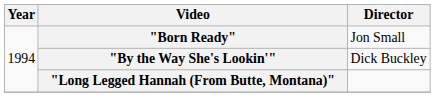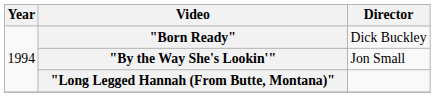(378, 37) Jon Small -> (389, 37) Dick Buckley
(389, 59) Dick Buckley -> (378, 59) Jon Small
